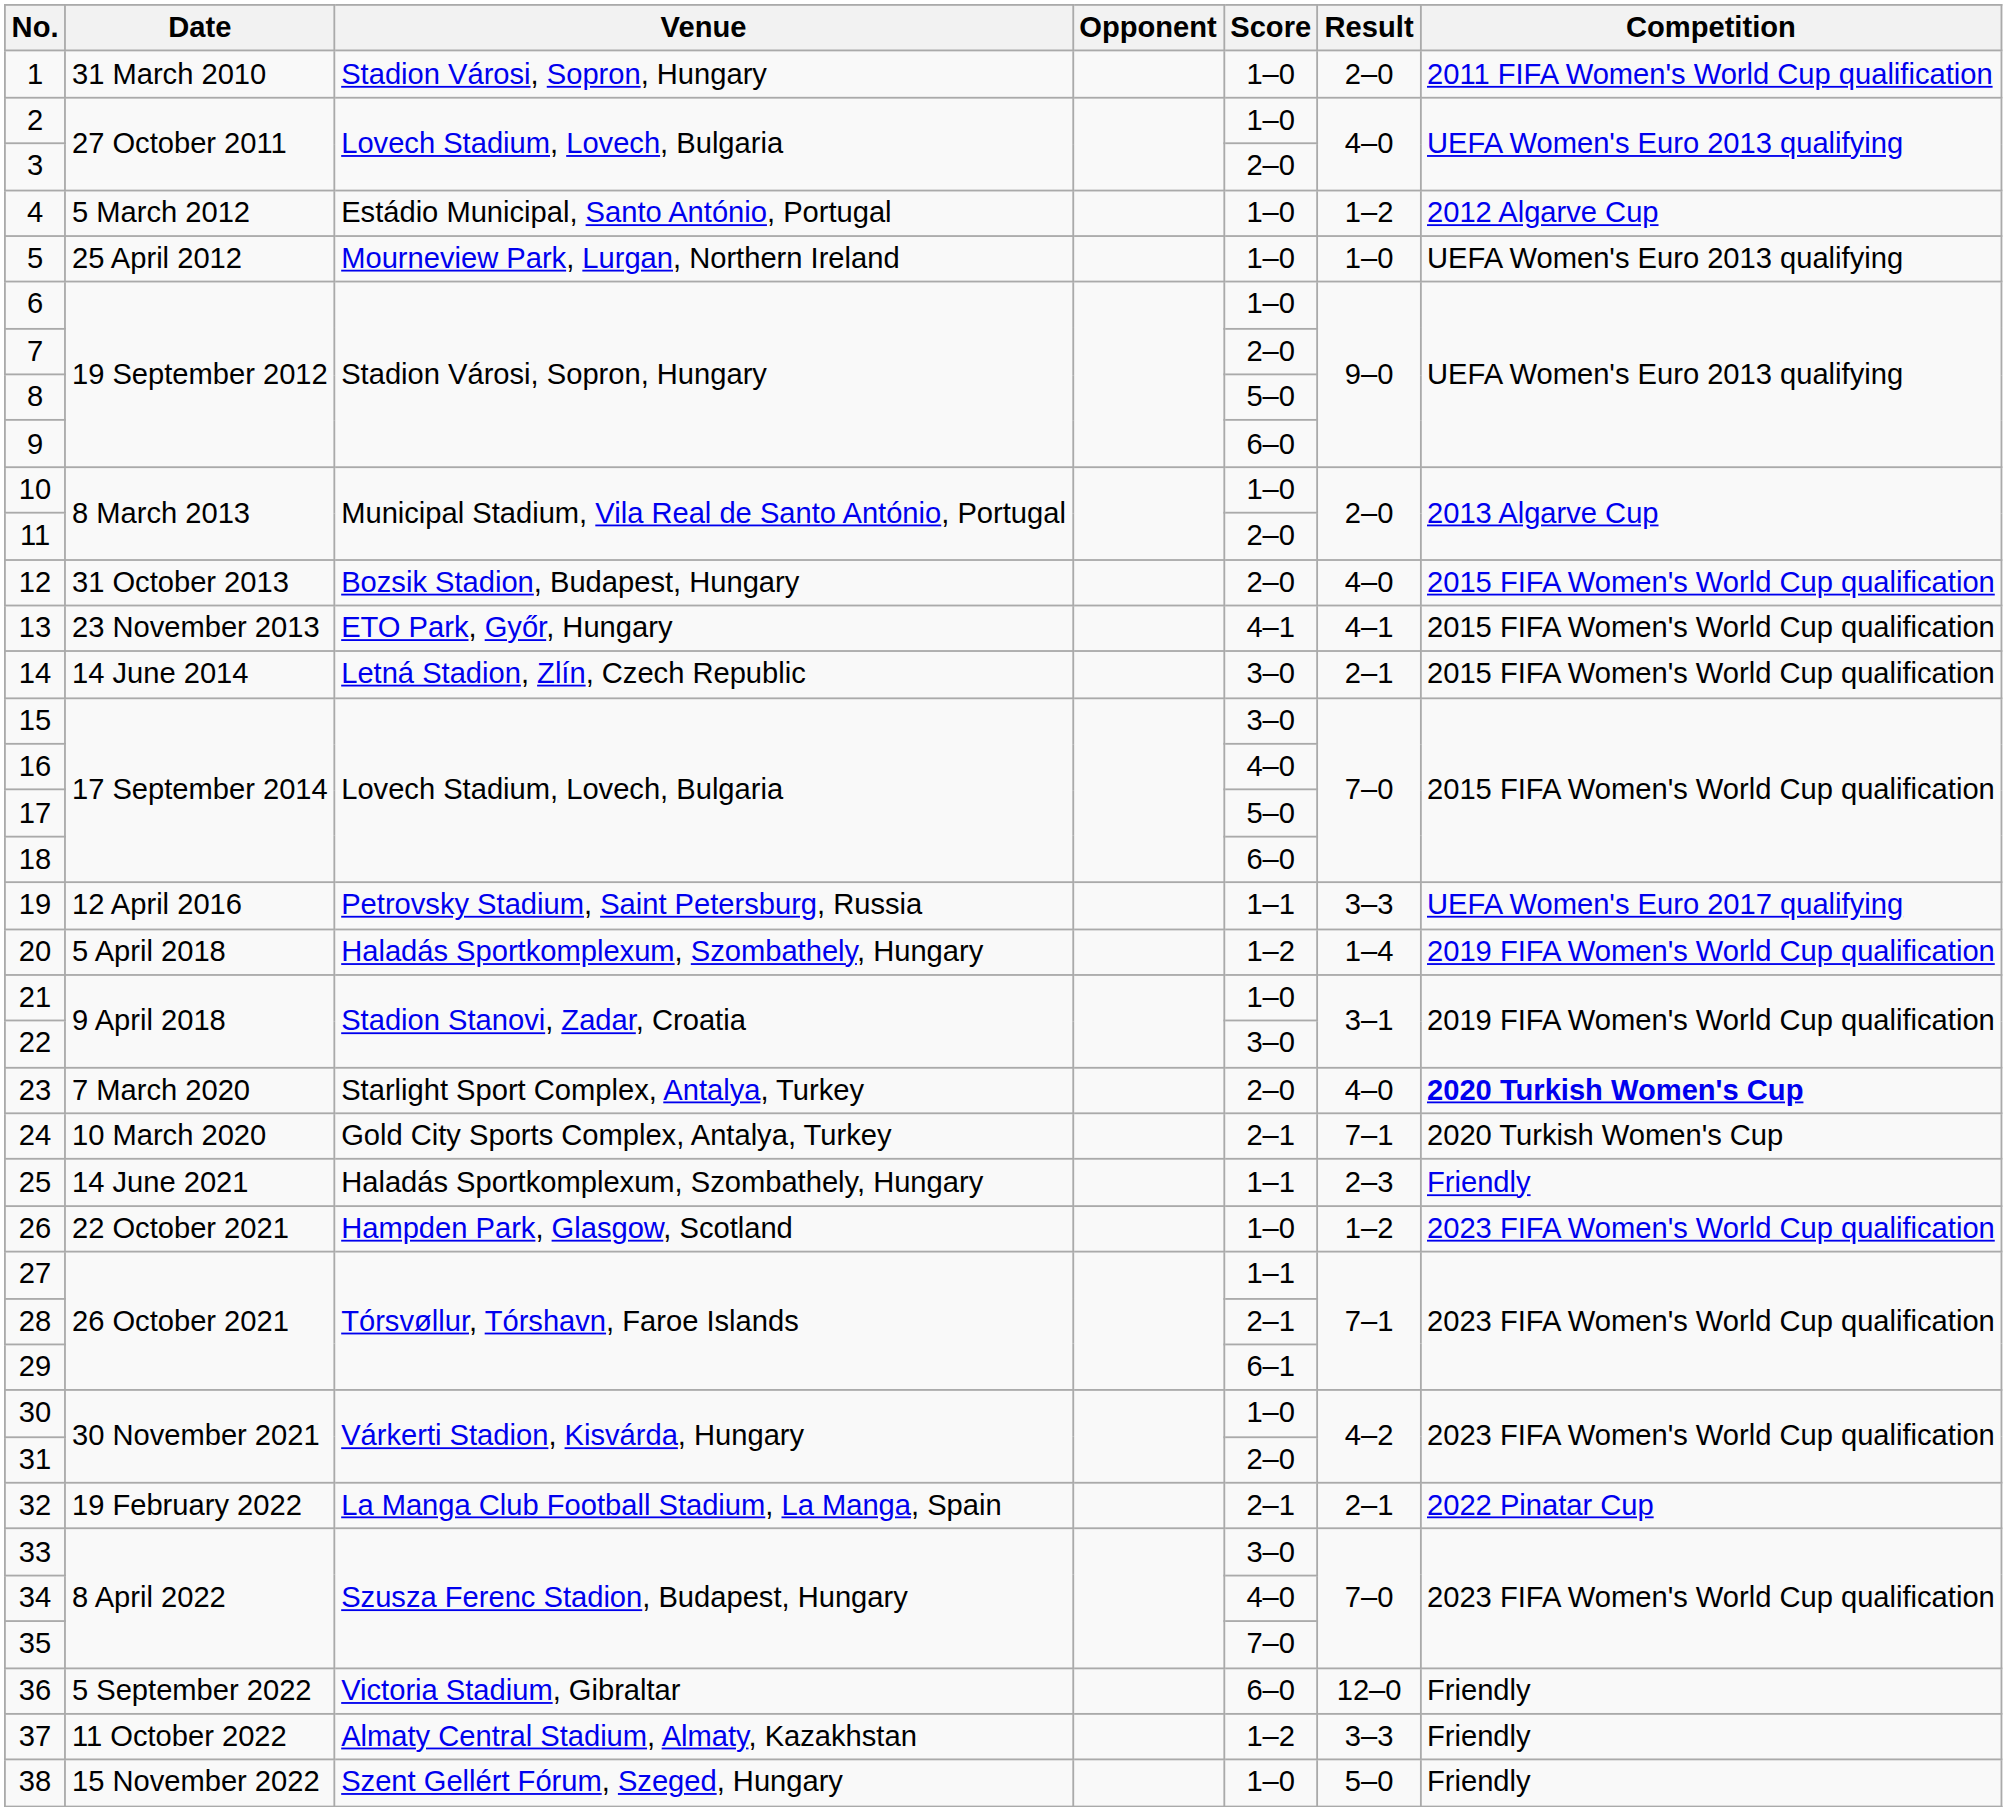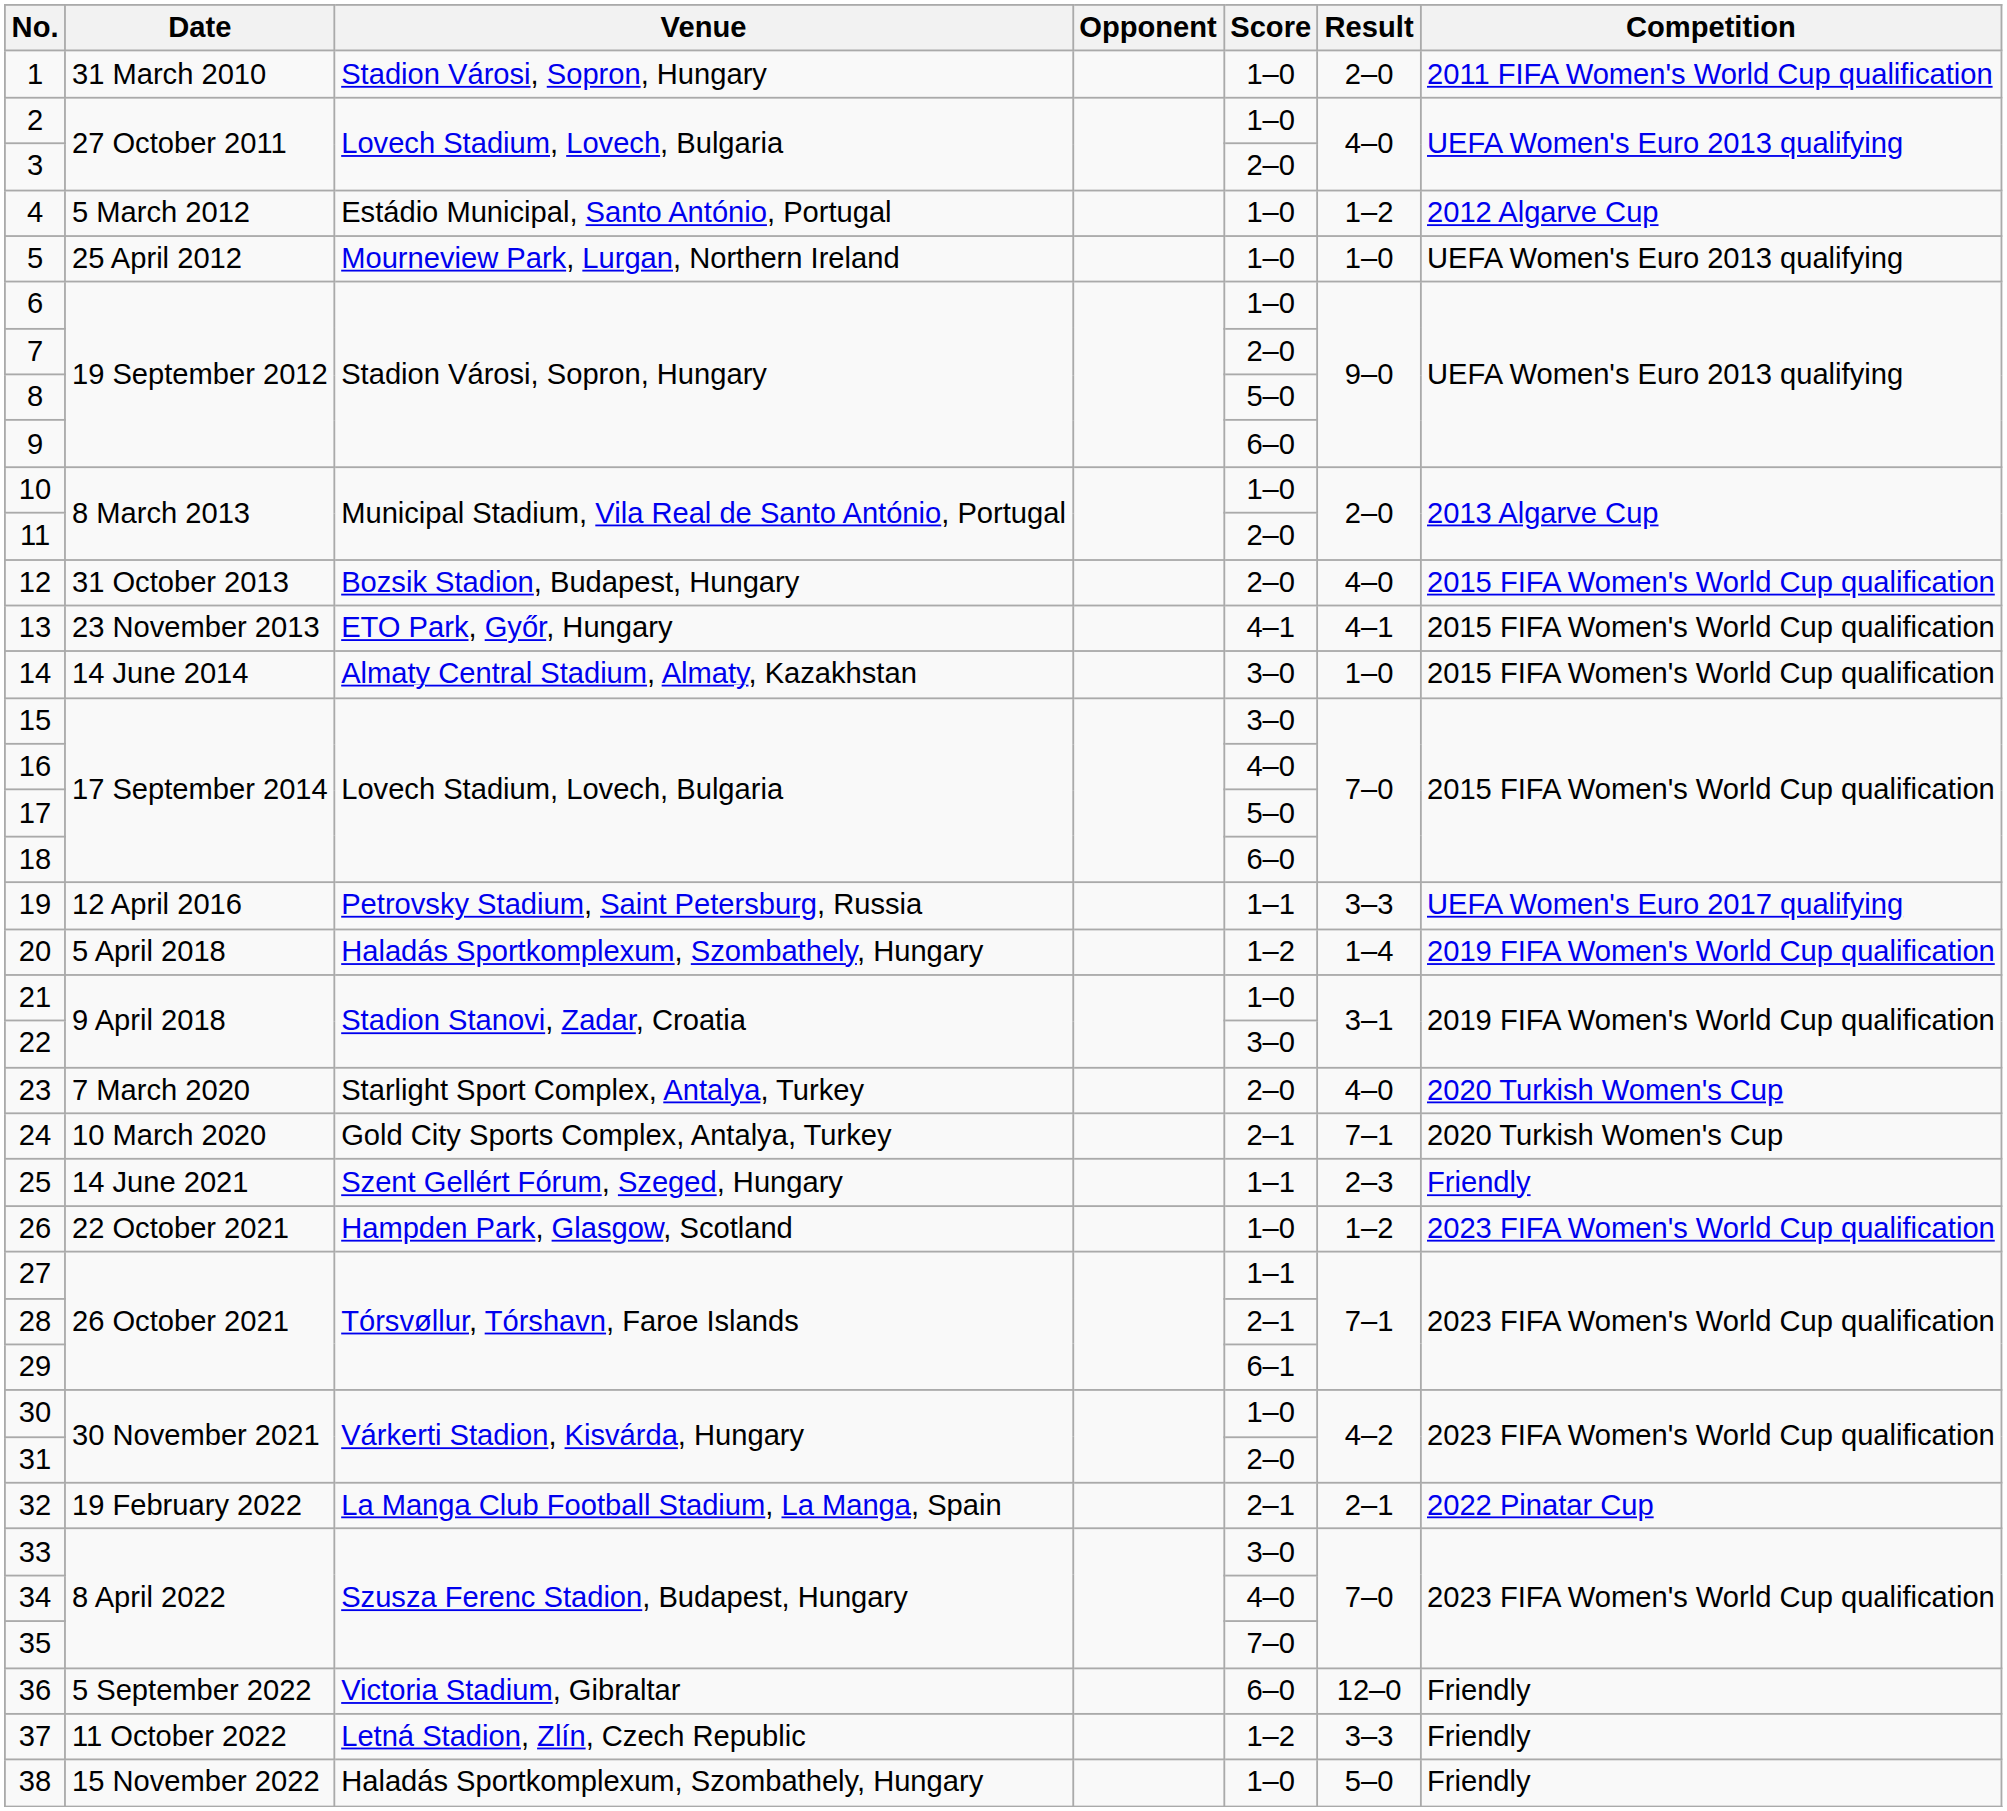(573, 674) Letná Stadion, Zlín, Czech Republic -> (629, 674) Almaty Central Stadium, Almaty, Kazakhstan
(1369, 674) 2–1 -> (1369, 674) 1–0
(1615, 1089) bold -> (1605, 1089) normal
(662, 1182) Haladás Sportkomplexum, Szombathely, Hungary -> (592, 1182) Szent Gellért Fórum, Szeged, Hungary
(629, 1736) Almaty Central Stadium, Almaty, Kazakhstan -> (573, 1736) Letná Stadion, Zlín, Czech Republic
(592, 1782) Szent Gellért Fórum, Szeged, Hungary -> (662, 1782) Haladás Sportkomplexum, Szombathely, Hungary
